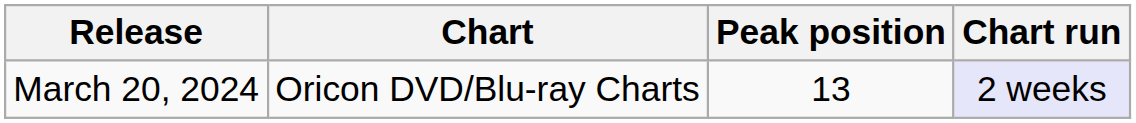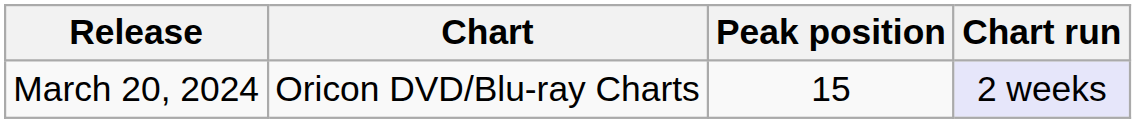(831, 88) 13 -> (831, 88) 15
